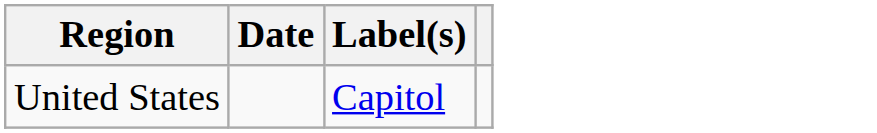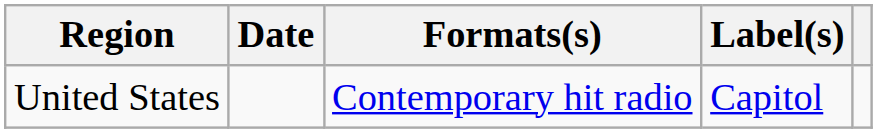+ column: (512, 34)
